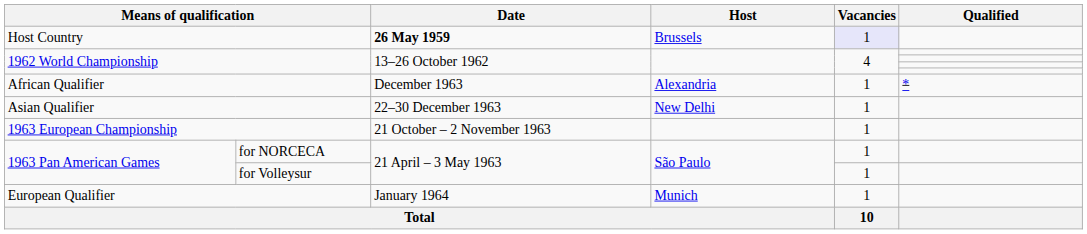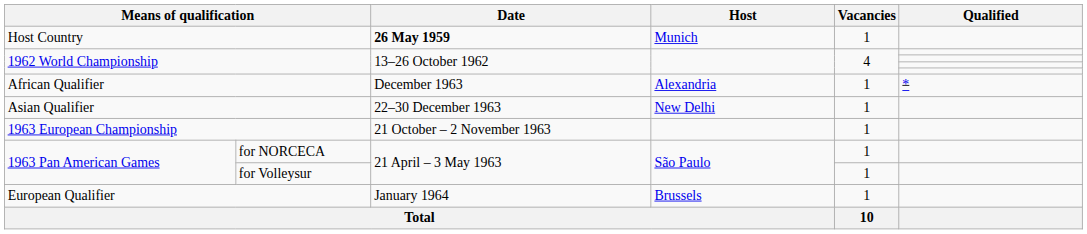(678, 37) Brussels -> (676, 37) Munich
(867, 37) lavender background -> (867, 37) no background
(676, 195) Munich -> (678, 195) Brussels
